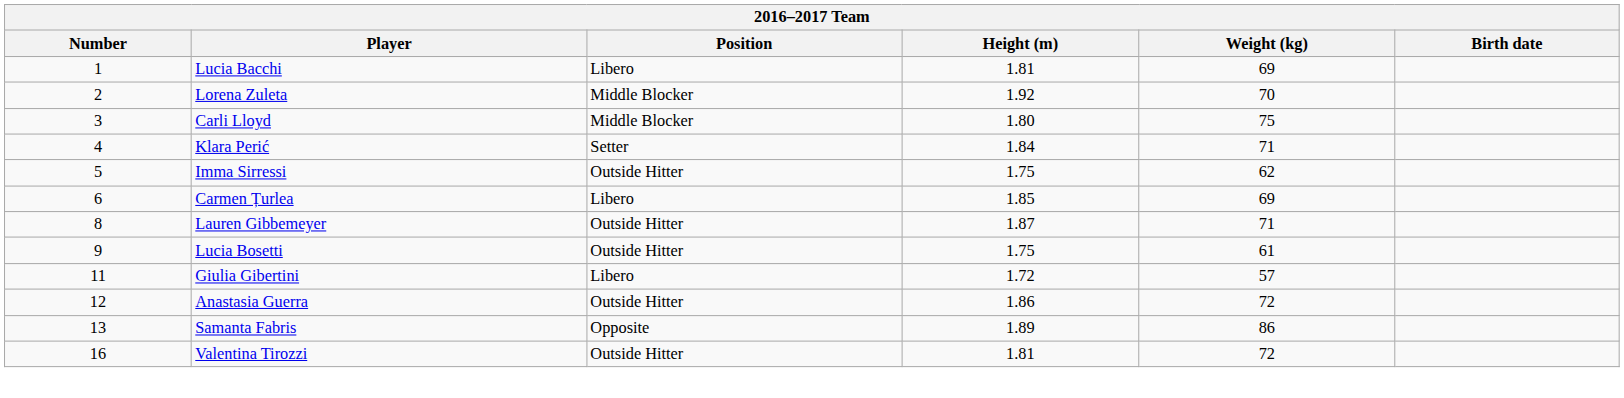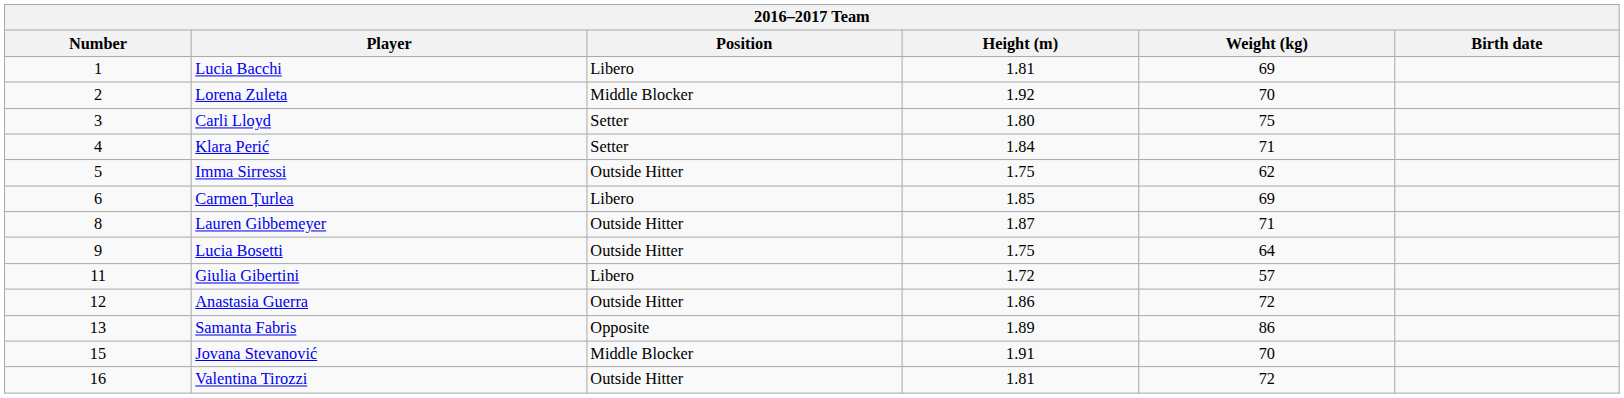(642, 120) Middle Blocker -> (609, 120) Setter
(1267, 250) 61 -> (1267, 250) 64
+ row: (256, 353)
